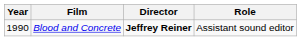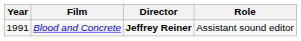(18, 28) 1990 -> (18, 28) 1991
